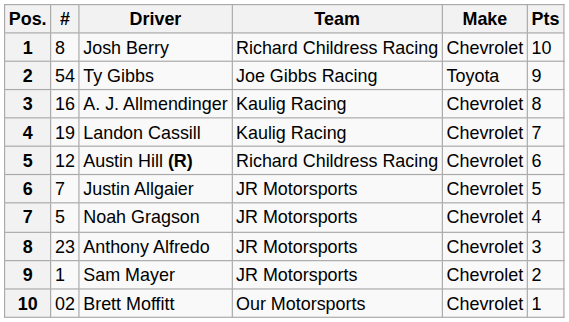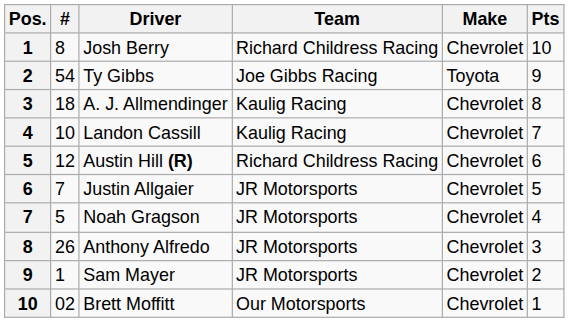(65, 104) 16 -> (65, 104) 18
(65, 133) 19 -> (65, 133) 10
(65, 246) 23 -> (65, 246) 26
